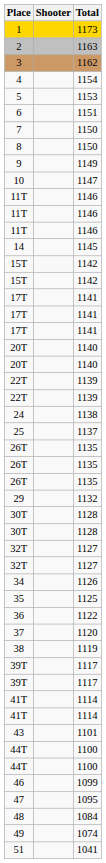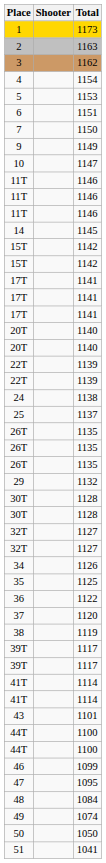- row: (19, 146)
+ row: (19, 833)
